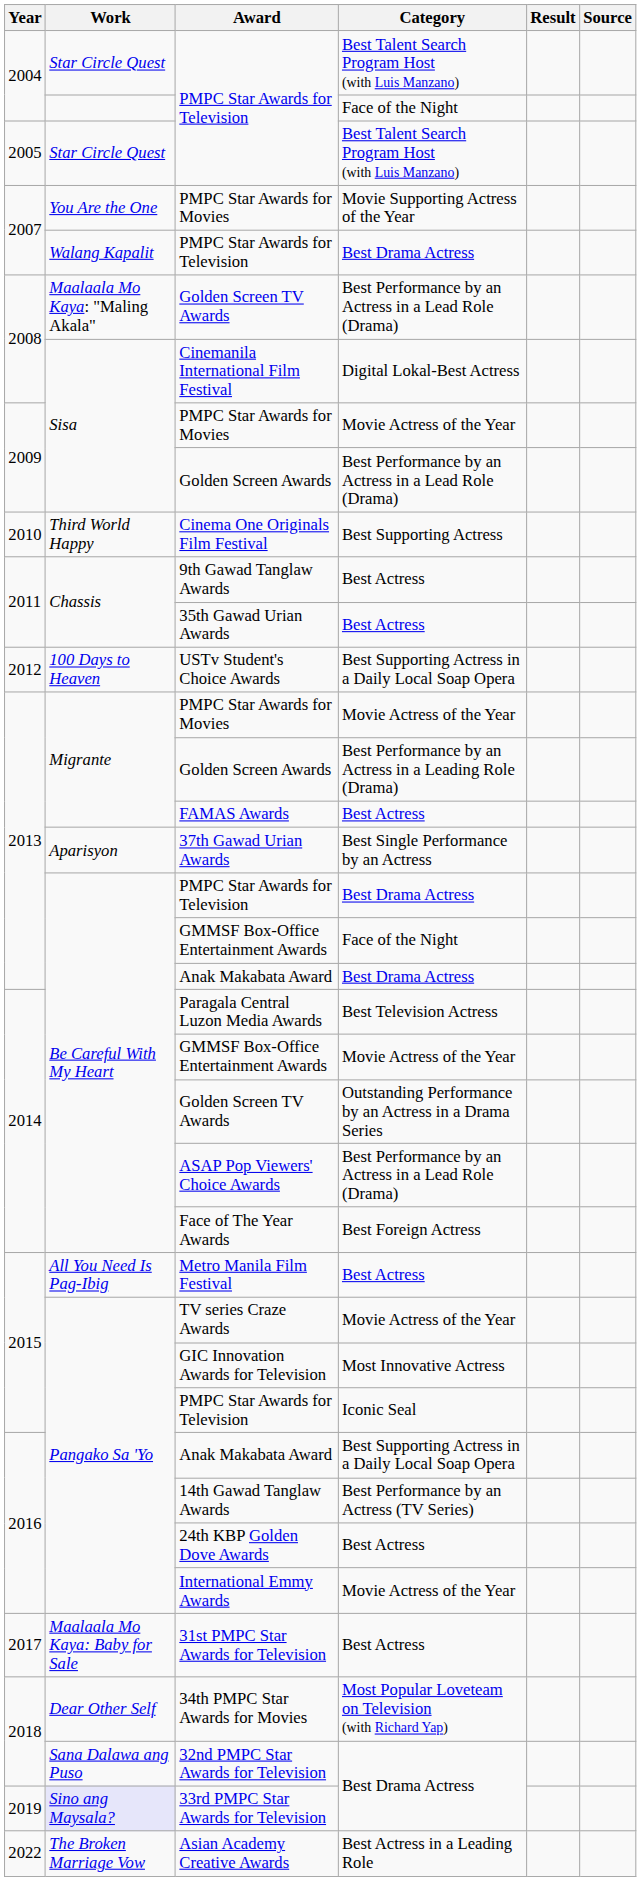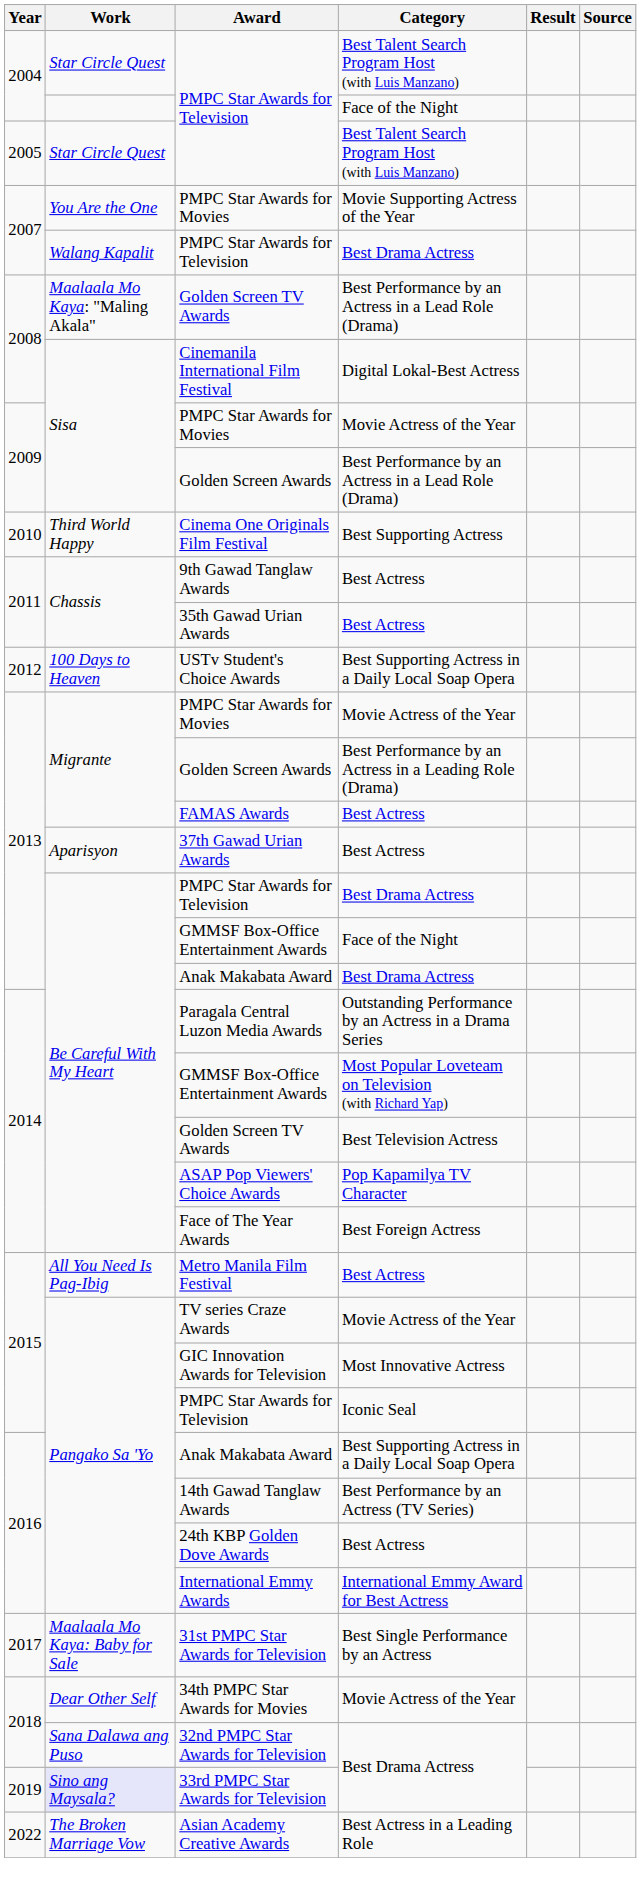(425, 850) Best Single Performance by an Actress -> (383, 850) Best Actress
(420, 1011) Best Television Actress -> (427, 1021) Outstanding Performance by an Actress in a Drama Series
(429, 1056) Movie Actress of the Year -> (422, 1084) Most Popular Loveteam on Television (with Richard Yap)
(427, 1111) Outstanding Performance by an Actress in a Drama Series -> (420, 1139) Best Television Actress
(422, 1175) Best Performance by an Actress in a Lead Role (Drama) -> (406, 1184) Pop Kapamilya TV Character
(429, 1590) Movie Actress of the Year -> (432, 1590) International Emmy Award for Best Actress
(383, 1645) Best Actress -> (425, 1645) Best Single Performance by an Actress
(422, 1708) Most Popular Loveteam on Television (with Richard Yap) -> (429, 1699) Movie Actress of the Year
